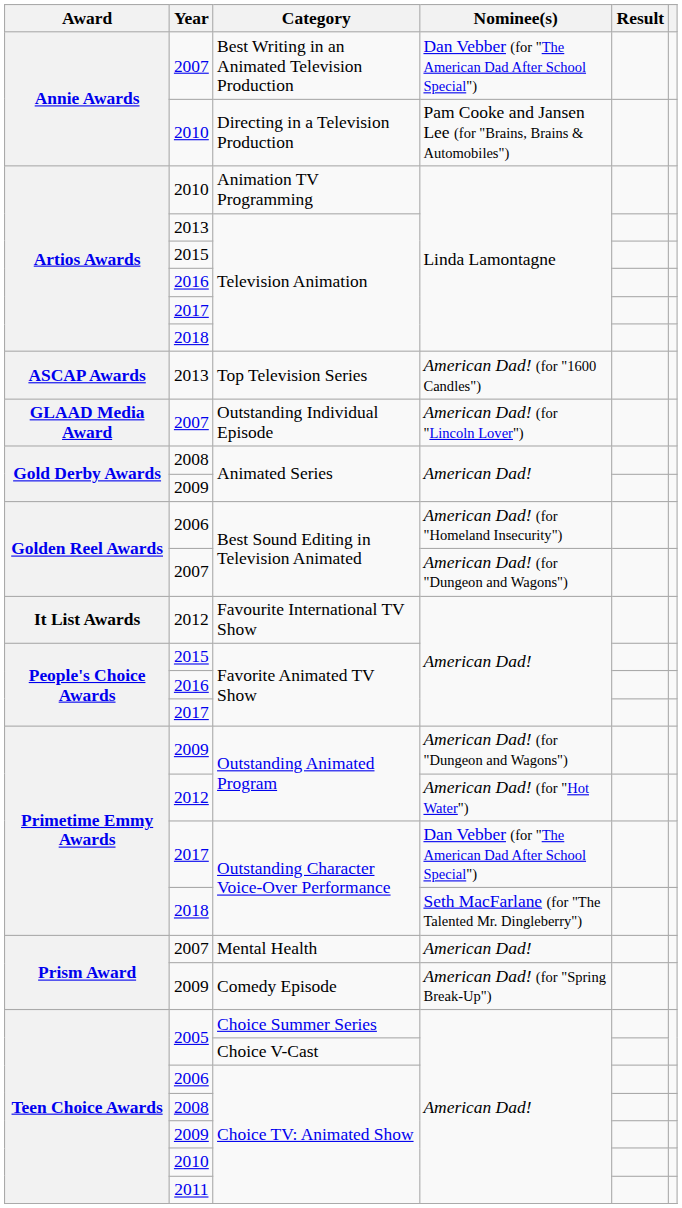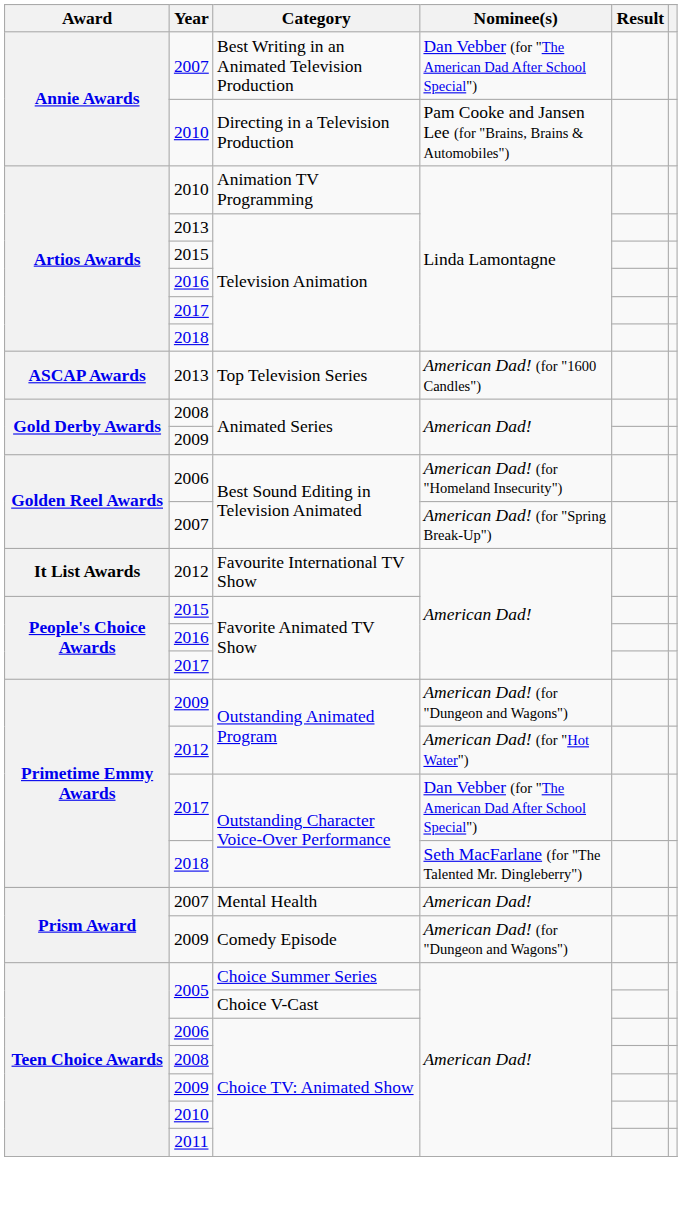- row: (191, 422)
(496, 572) American Dad! (for "Dungeon and Wagons") -> (515, 525) American Dad! (for "Spring Break-Up")
(515, 986) American Dad! (for "Spring Break-Up") -> (496, 938) American Dad! (for "Dungeon and Wagons")
